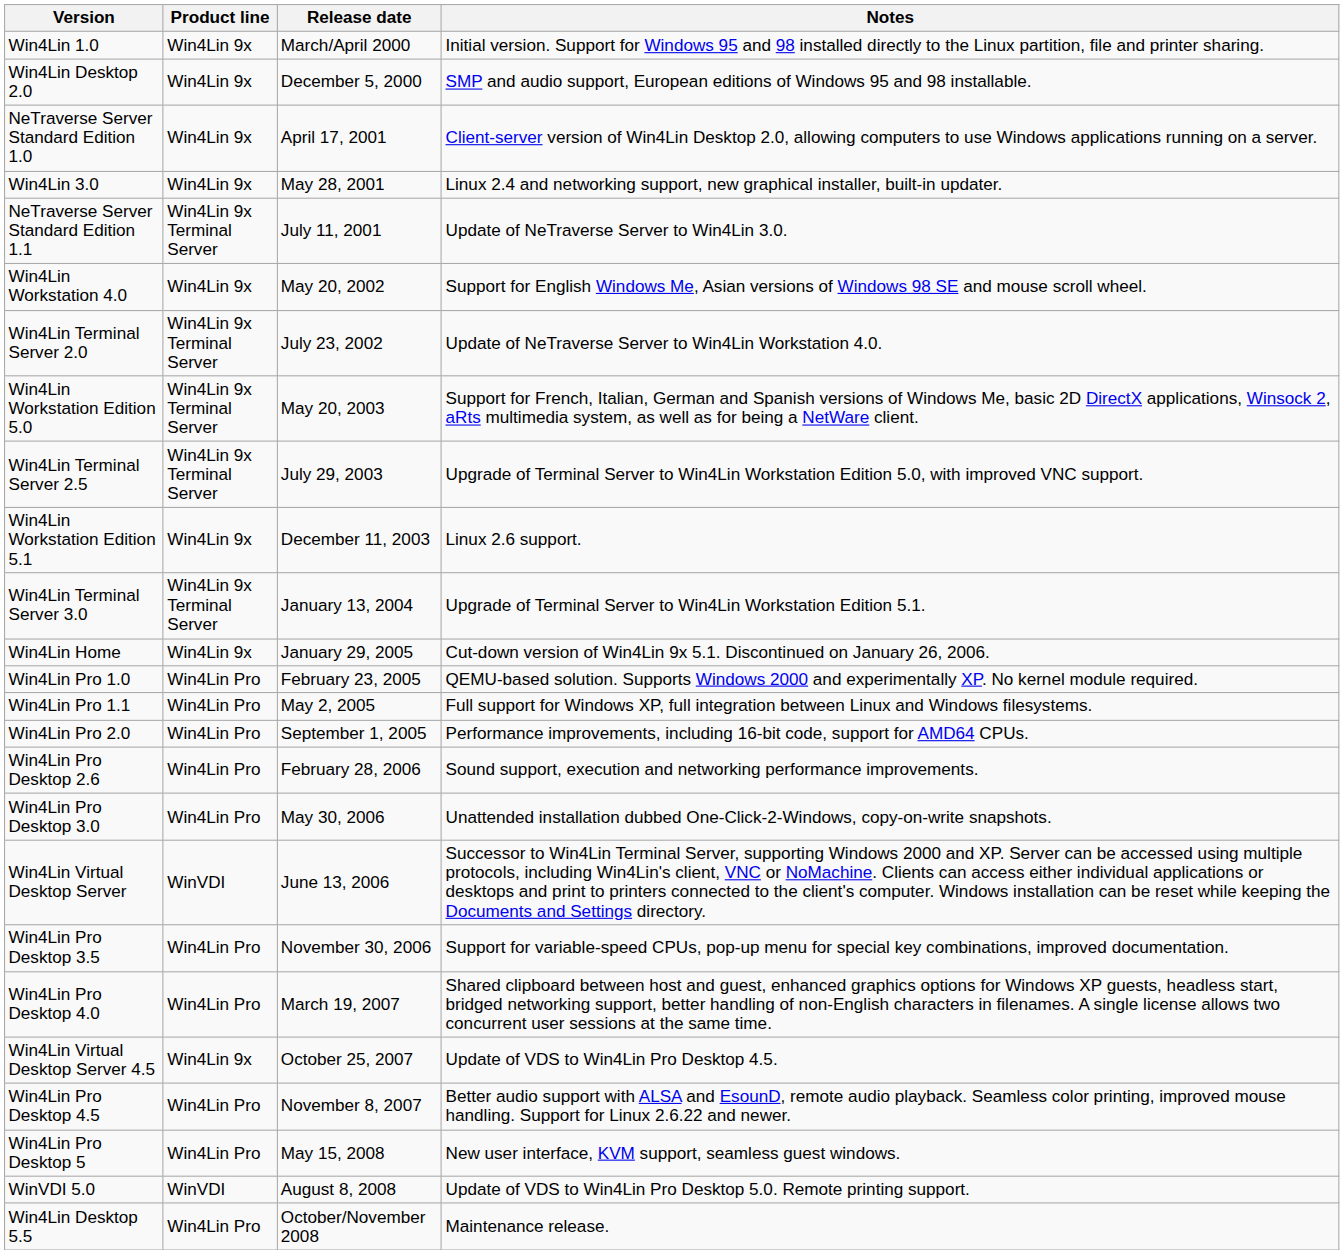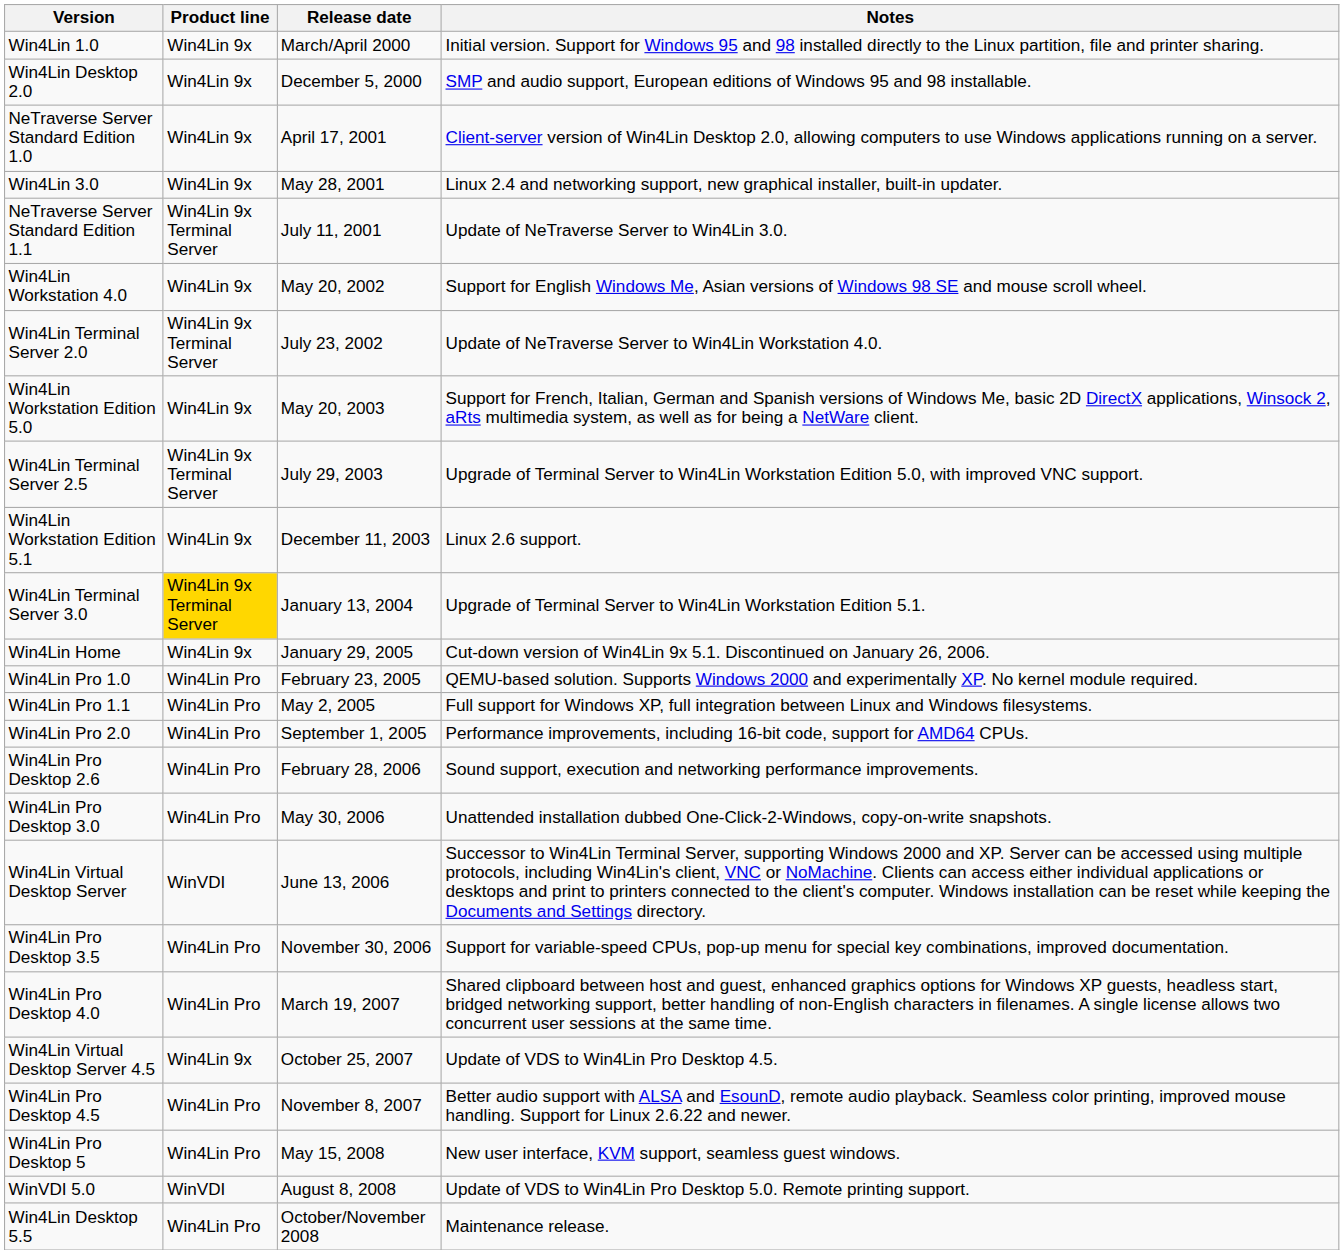(210, 408) Win4Lin 9x Terminal Server -> (210, 408) Win4Lin 9x
(210, 605) no background -> (210, 605) gold background
